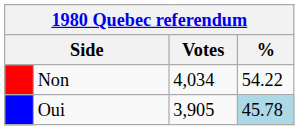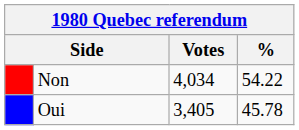(194, 109) 3,905 -> (194, 109) 3,405
(262, 109) lightblue background -> (262, 109) no background
